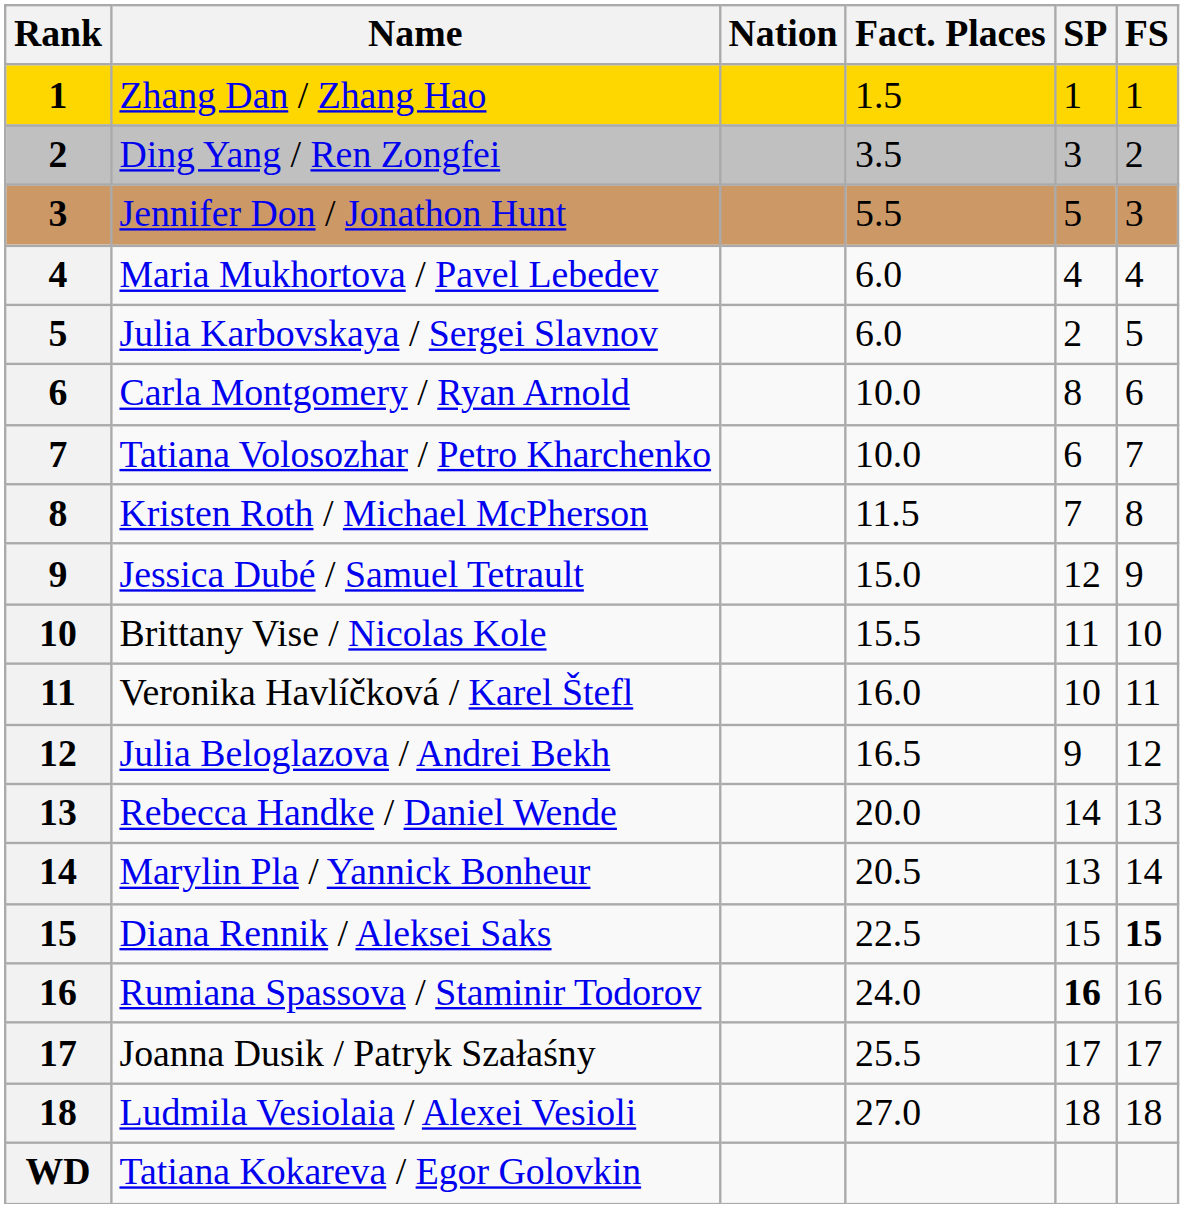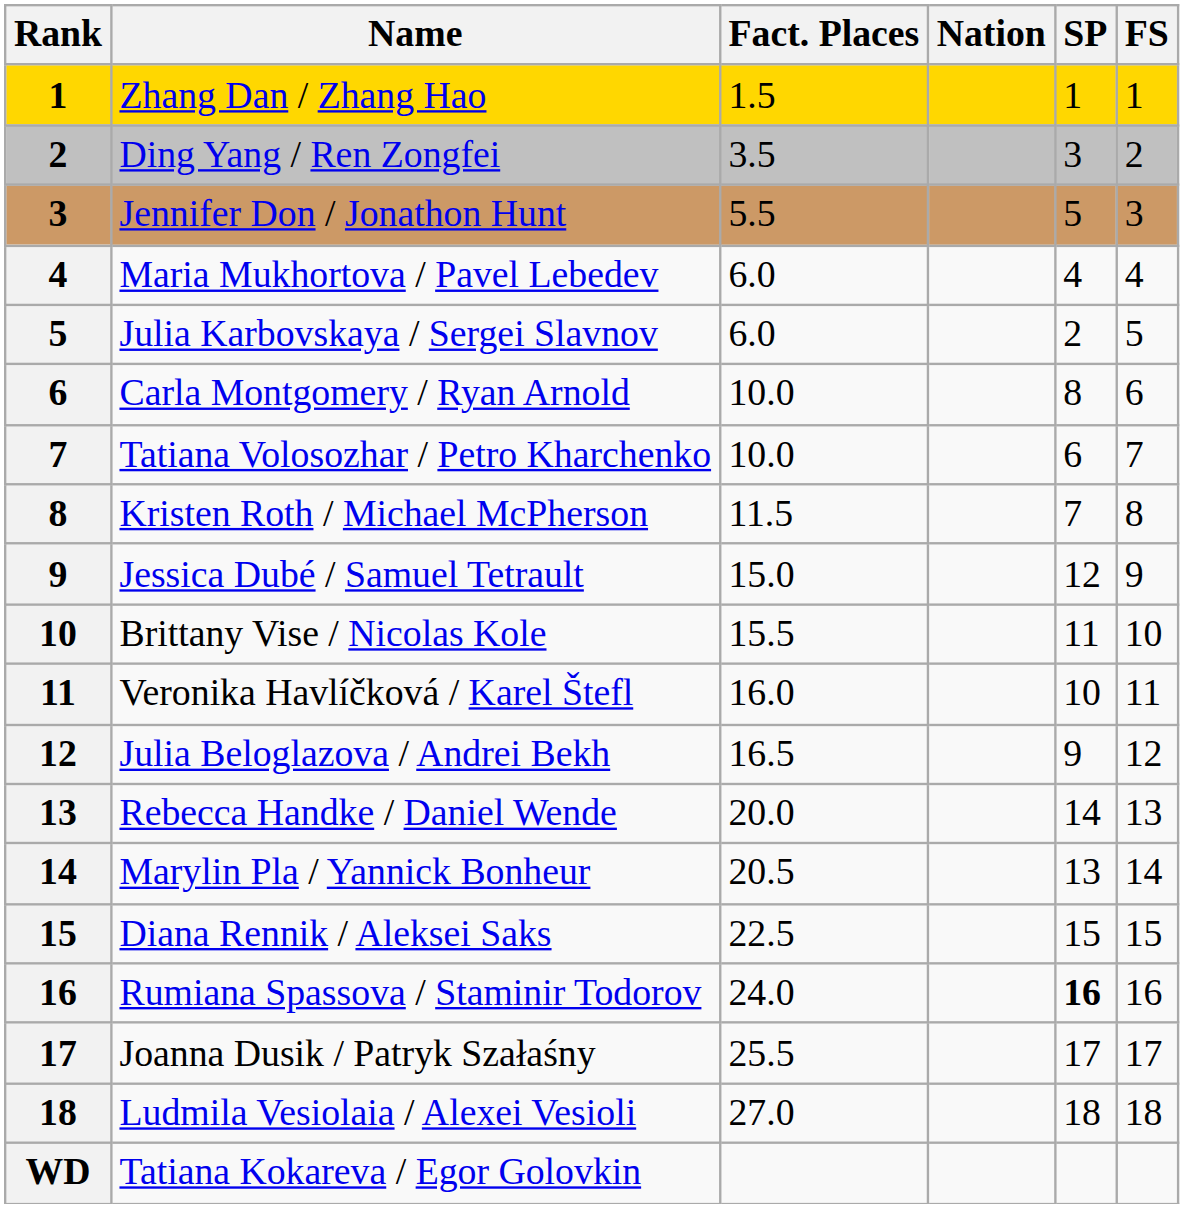columns swapped: (783, 34) <-> (950, 34)
(1144, 932) bold -> (1144, 932) normal
